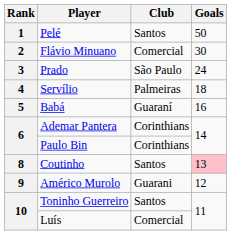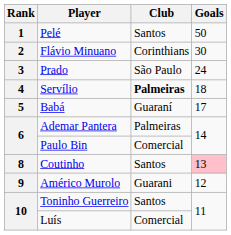(159, 51) Comercial -> (162, 51) Corinthians
(157, 88) normal -> (159, 88) bold
(201, 107) 16 -> (201, 107) 17
(162, 126) Corinthians -> (157, 126) Palmeiras
(162, 145) Corinthians -> (159, 145) Comercial
